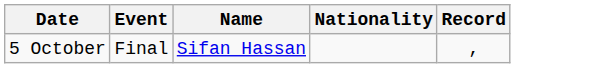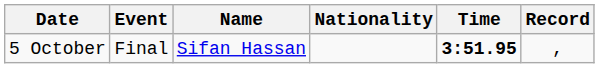+ column: (479, 19)
